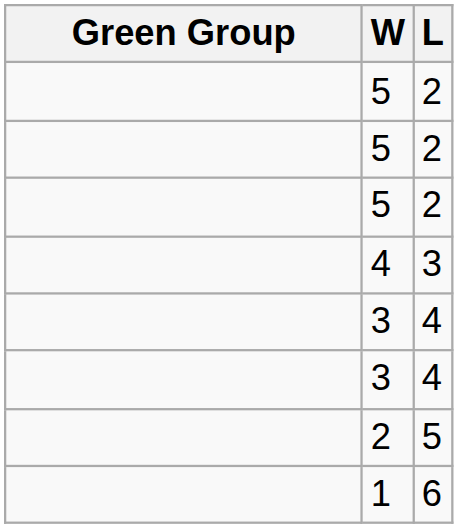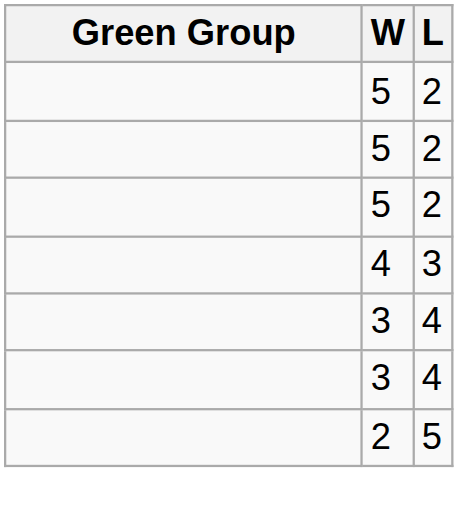- row: (381, 494)
